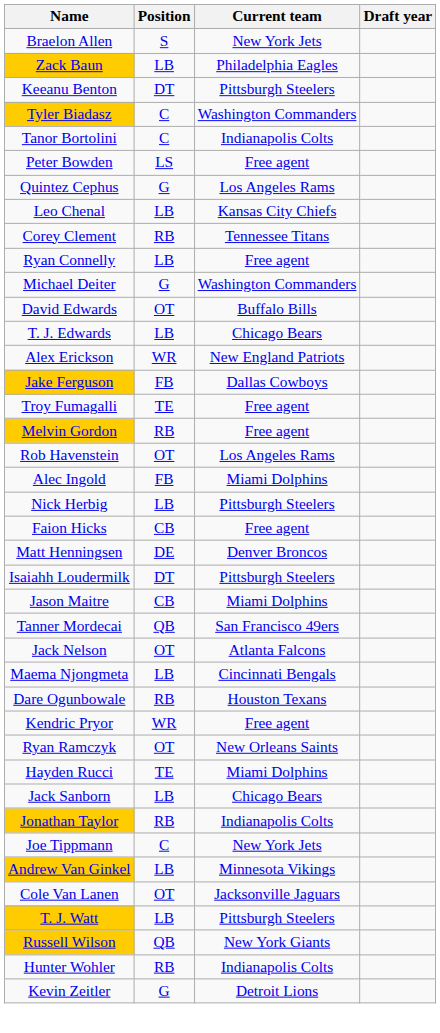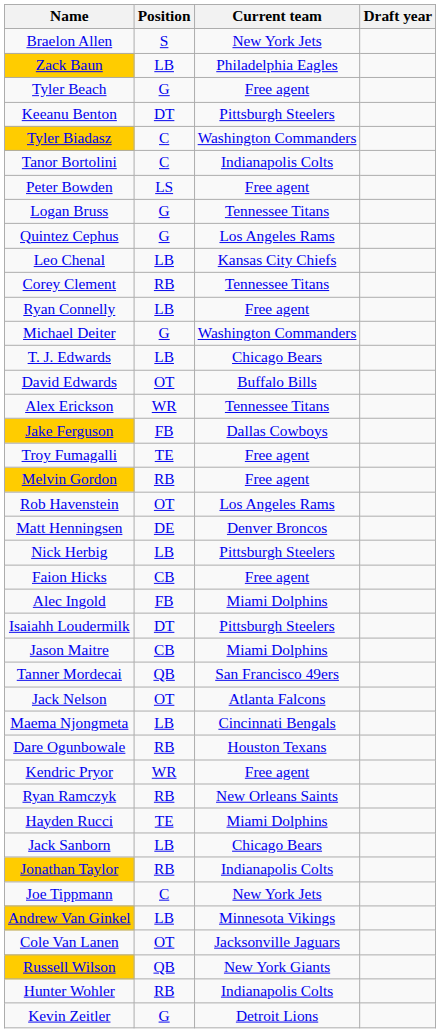+ row: (69, 89)
+ row: (69, 211)
rows swapped: (69, 308) <-> (69, 333)
(277, 357) New England Patriots -> (277, 406) Tennessee Titans
rows swapped: (69, 552) <-> (69, 479)
(164, 747) OT -> (164, 796) RB
- row: (69, 917)
